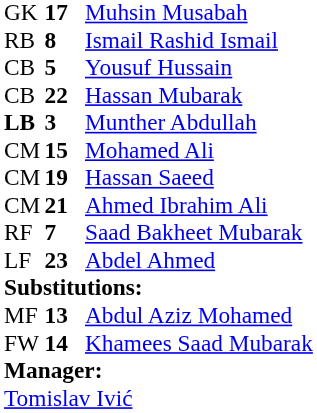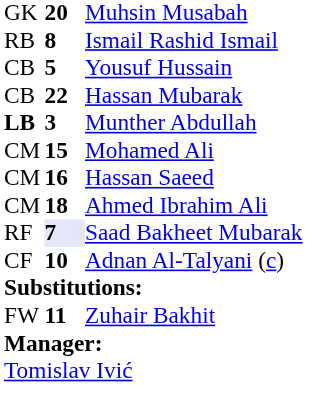(56, 12) 17 -> (56, 12) 20
(56, 177) 19 -> (56, 177) 16
(56, 205) 21 -> (56, 205) 18
(50, 232) no background -> (50, 232) lavender background
+ row: (185, 260)
- row: (150, 260)
- row: (189, 315)
+ row: (150, 315)
- row: (199, 342)
